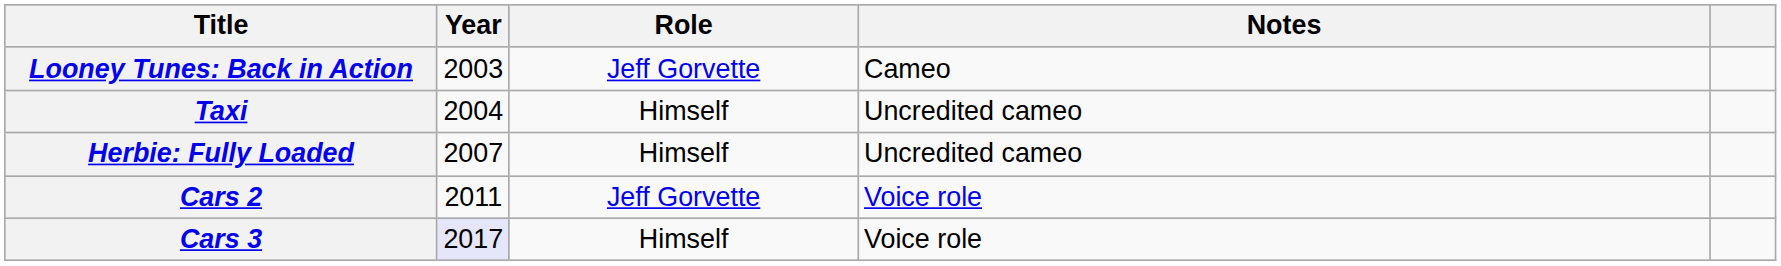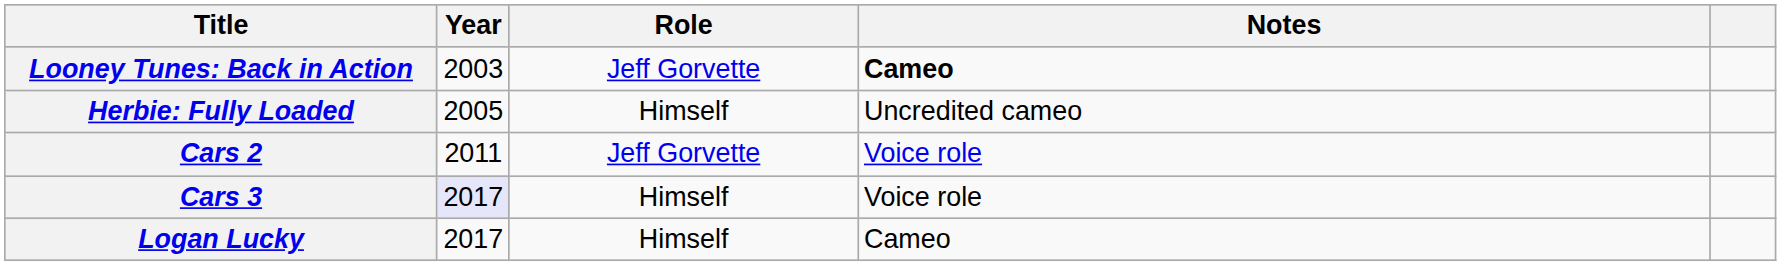(907, 68) normal -> (909, 68) bold
- row: (221, 111)
(473, 153) 2007 -> (473, 111) 2005
+ row: (221, 238)
